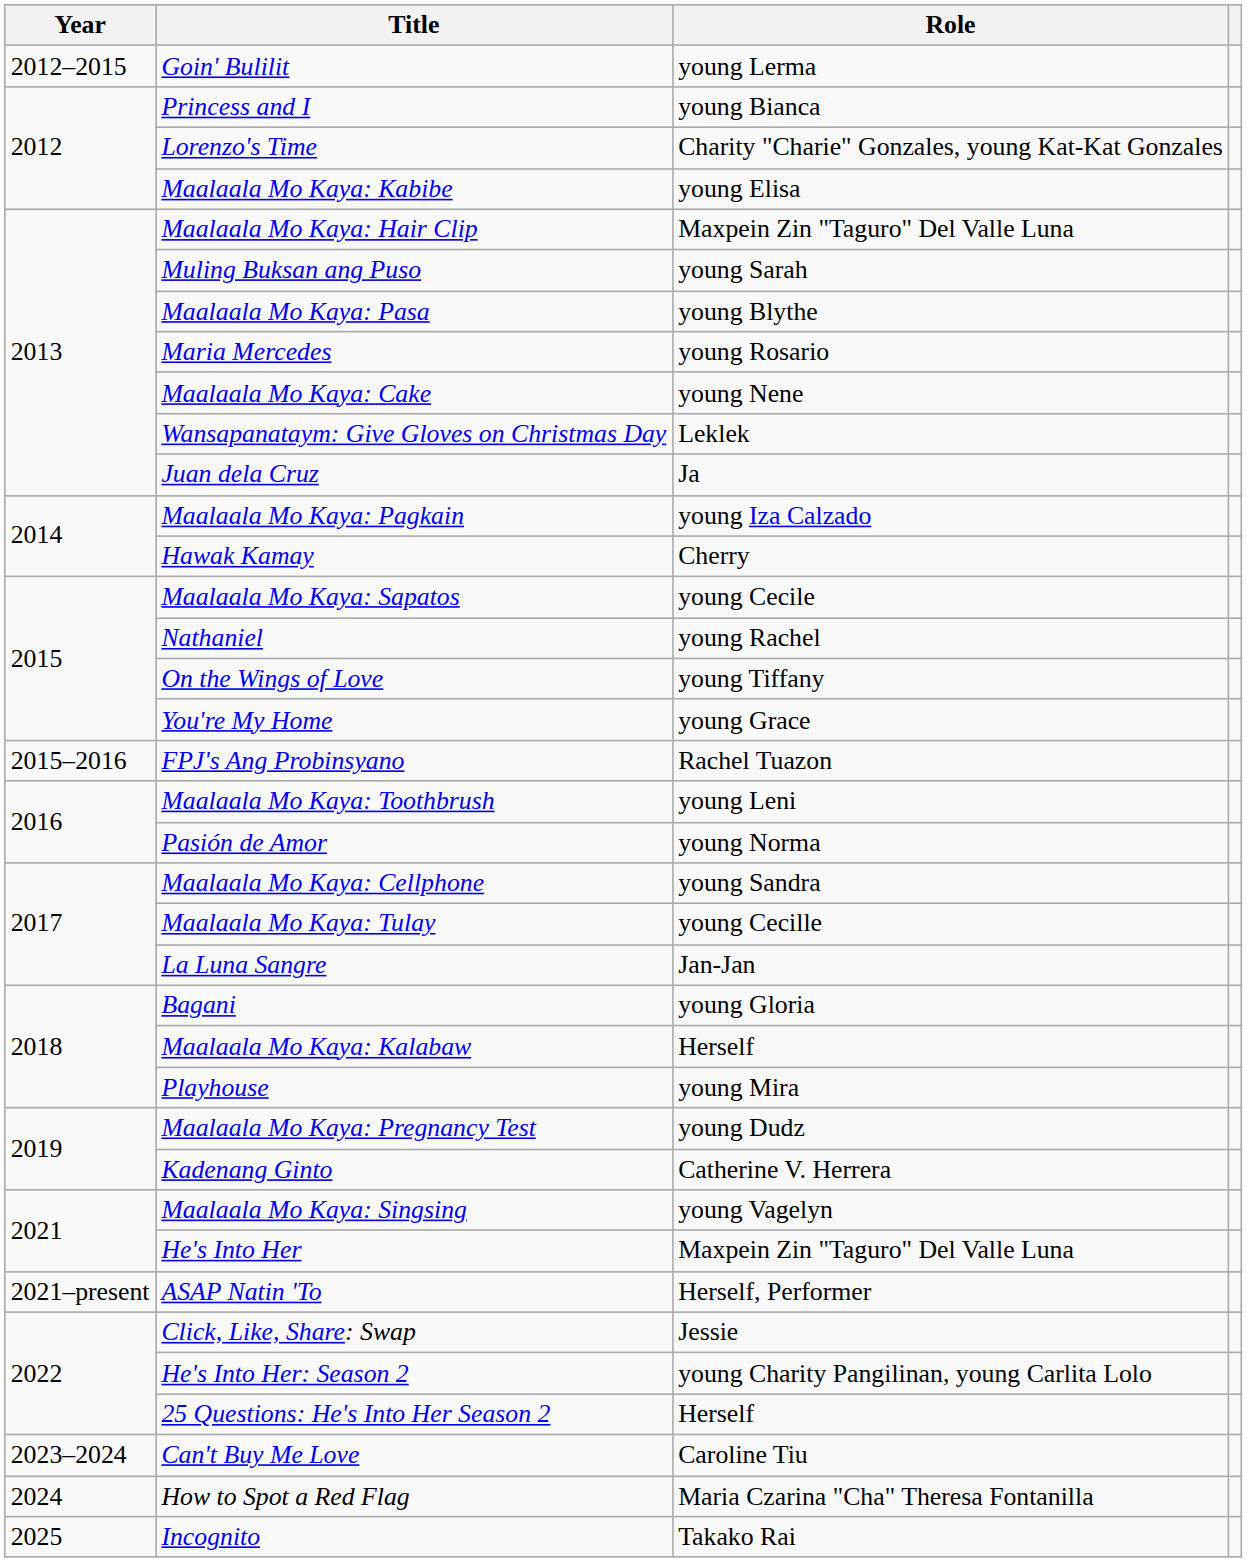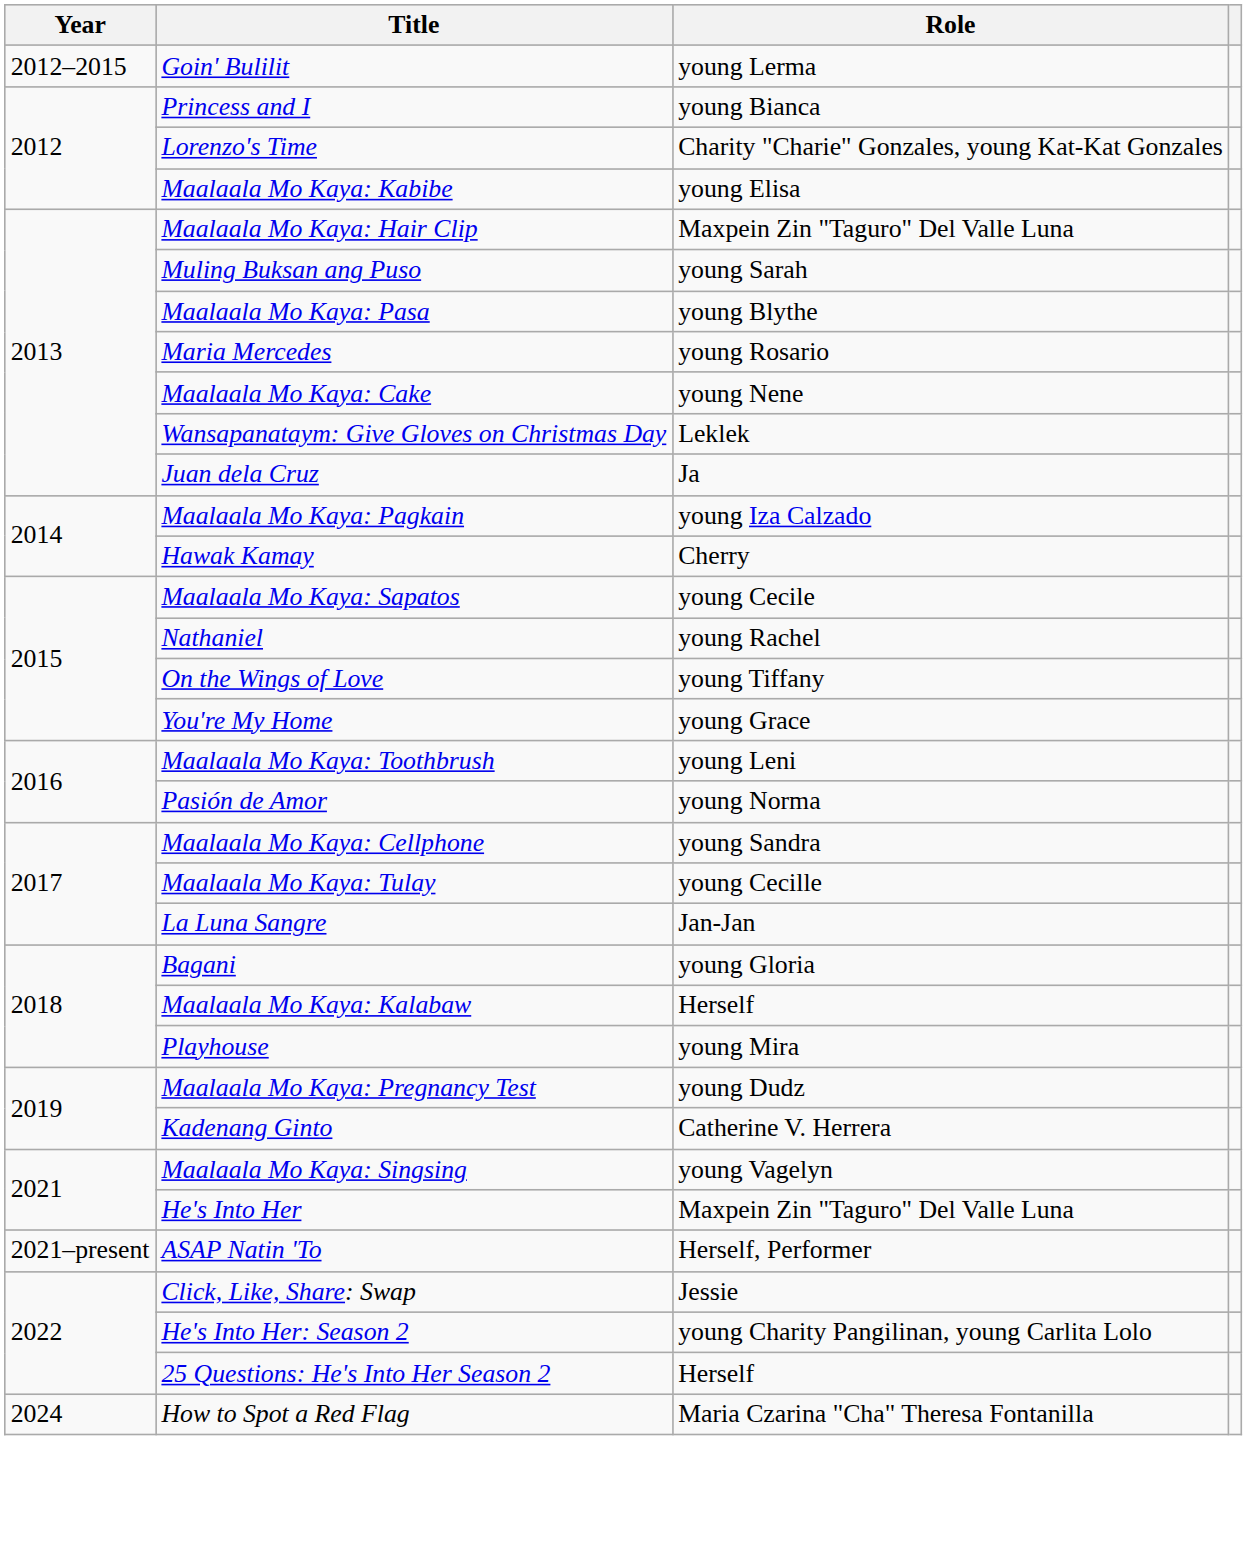- row: (283, 760)
- row: (260, 1454)
- row: (211, 1536)
